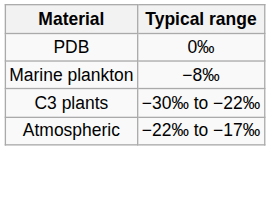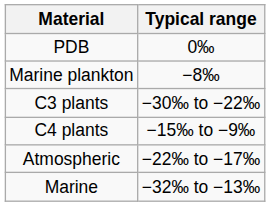+ row: (71, 131)
+ row: (71, 187)
